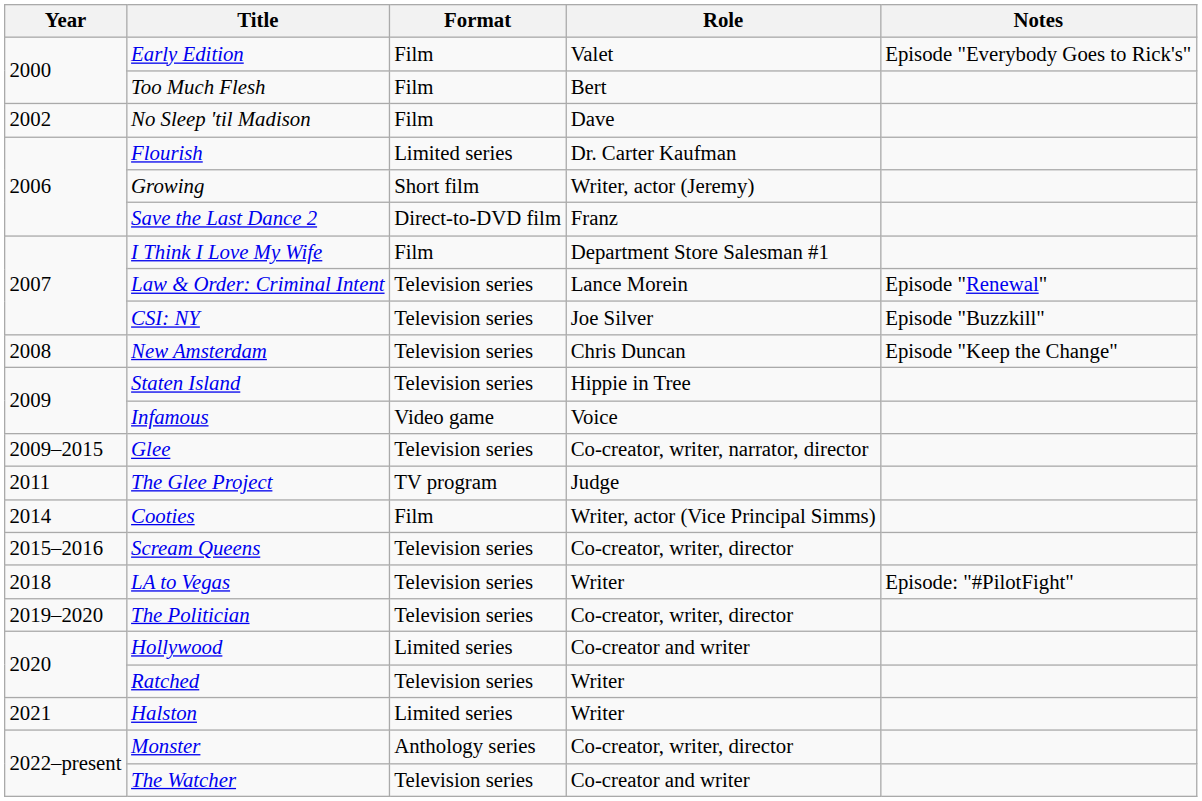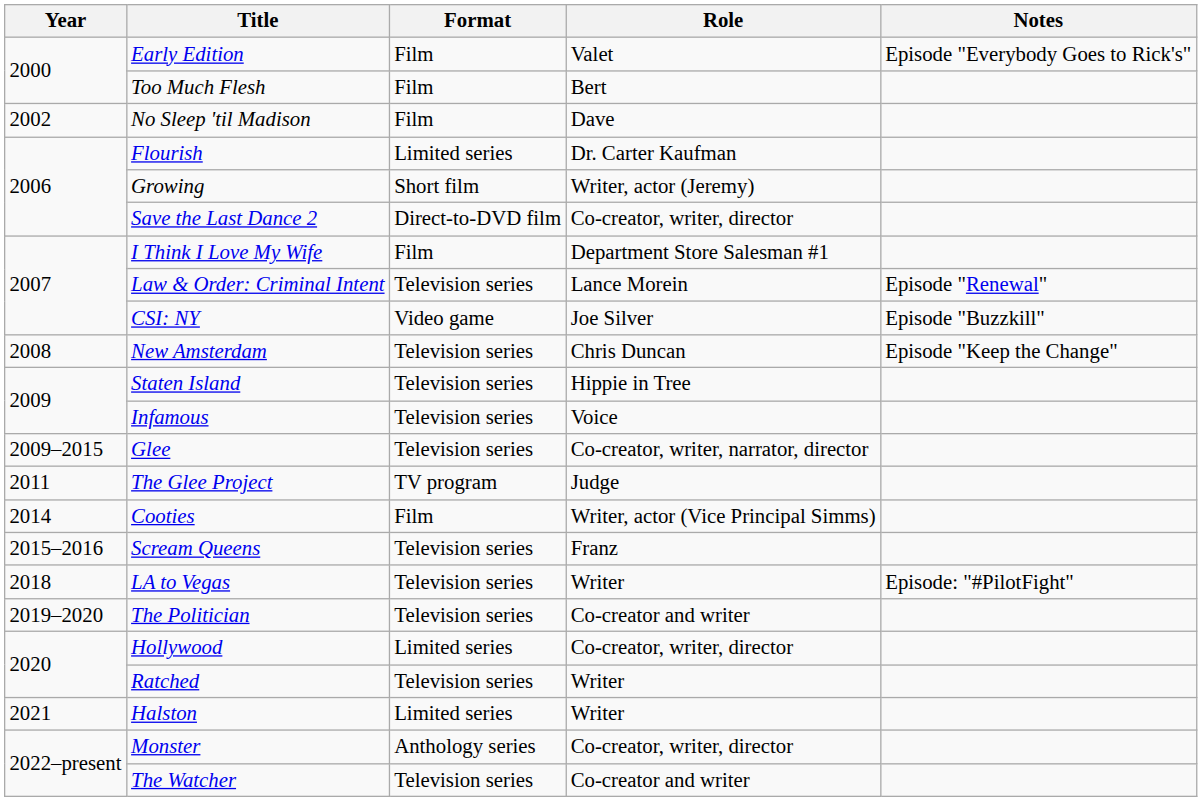(594, 218) Franz -> (682, 218) Co-creator, writer, director
(464, 317) Television series -> (444, 317) Video game
(444, 416) Video game -> (464, 416) Television series
(682, 548) Co-creator, writer, director -> (594, 548) Franz
(682, 614) Co-creator, writer, director -> (660, 614) Co-creator and writer
(660, 647) Co-creator and writer -> (682, 647) Co-creator, writer, director
